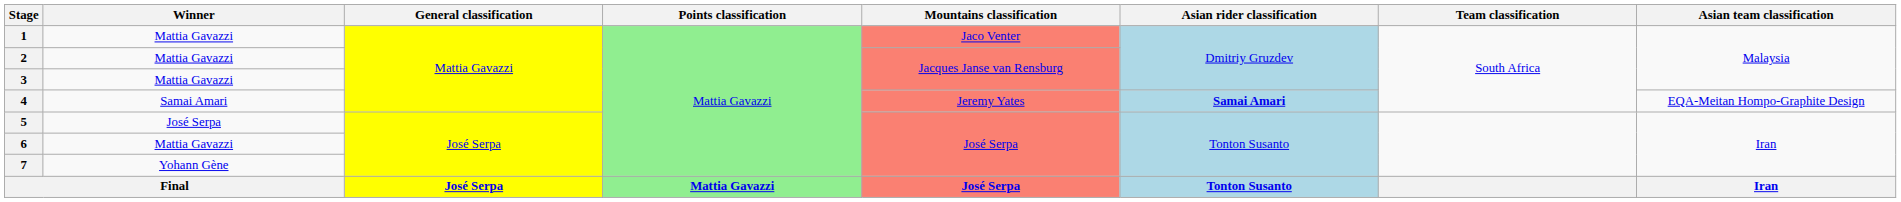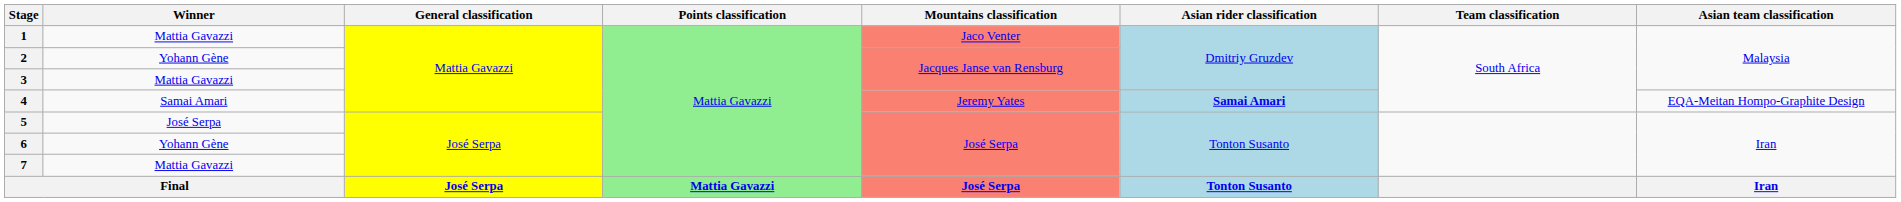(194, 58) Mattia Gavazzi -> (194, 58) Yohann Gène
(194, 144) Mattia Gavazzi -> (194, 144) Yohann Gène
(194, 165) Yohann Gène -> (194, 165) Mattia Gavazzi
